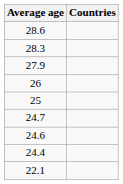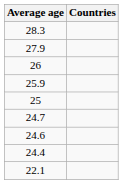- row: (35, 30)
+ row: (35, 83)
